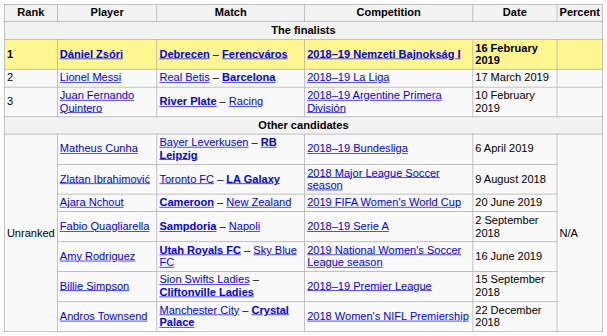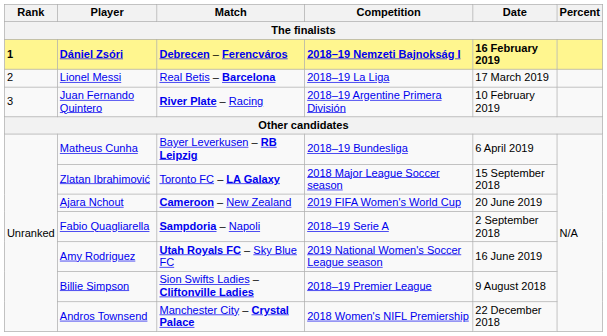(511, 179) 9 August 2018 -> (510, 179) 15 September 2018
(510, 286) 15 September 2018 -> (511, 286) 9 August 2018
